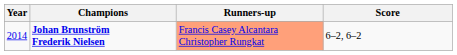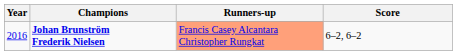(17, 36) 2014 -> (17, 36) 2016
